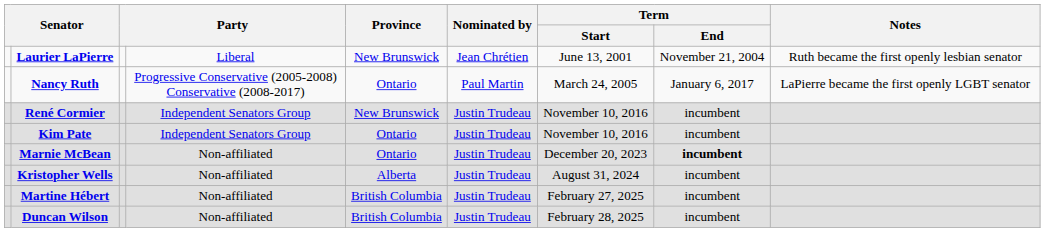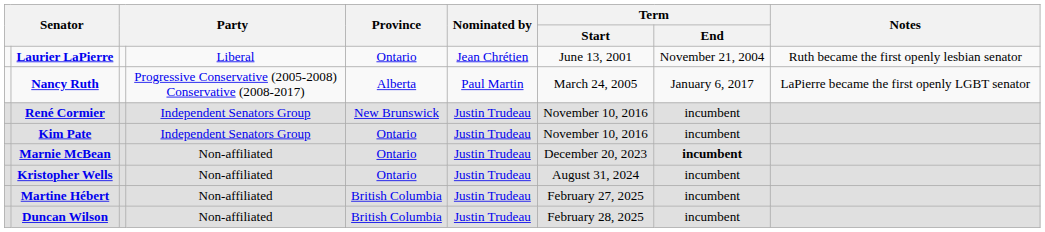(396, 56) New Brunswick -> (396, 56) Ontario
(396, 84) Ontario -> (396, 84) Alberta
(396, 175) Alberta -> (396, 175) Ontario
